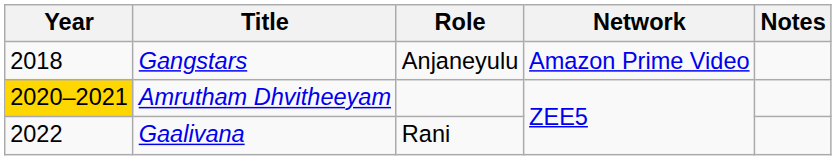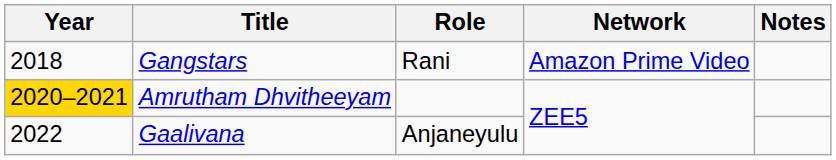(460, 60) Anjaneyulu -> (426, 60) Rani
(426, 135) Rani -> (460, 135) Anjaneyulu
